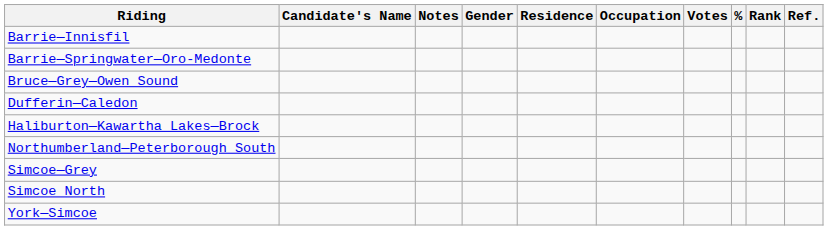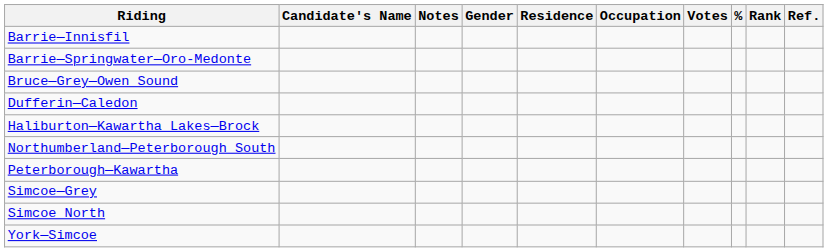+ row: (93, 170)
